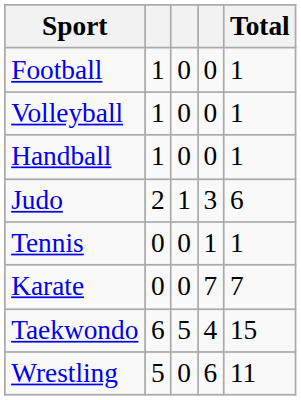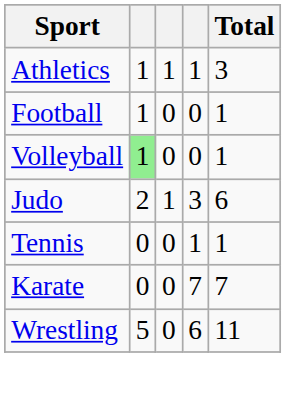+ row: (61, 69)
(158, 112) no background -> (143, 156) lightgreen background
- row: (61, 156)
- row: (75, 329)
